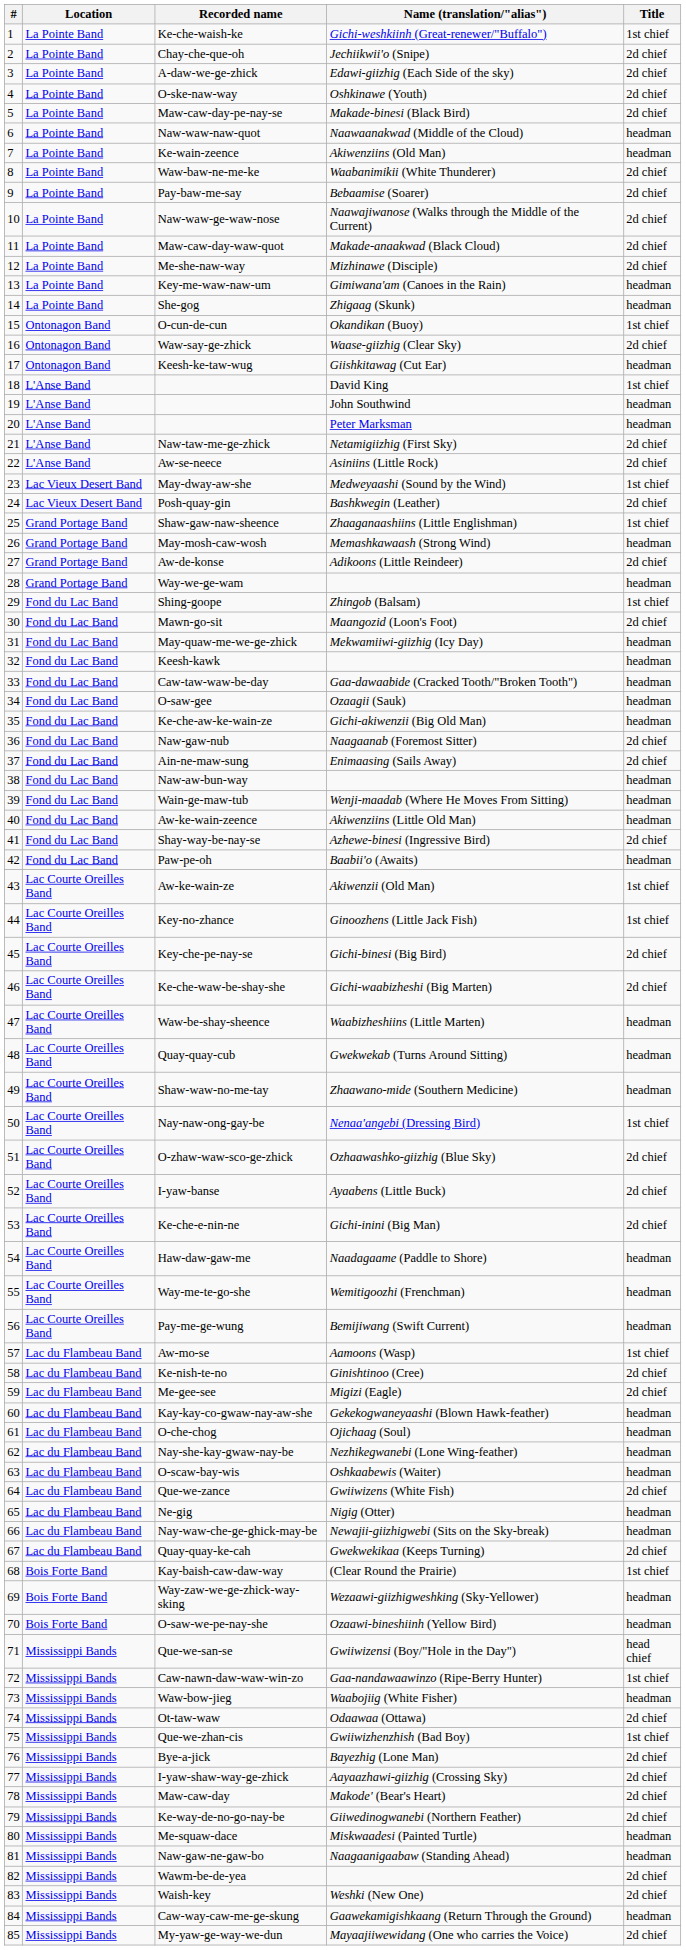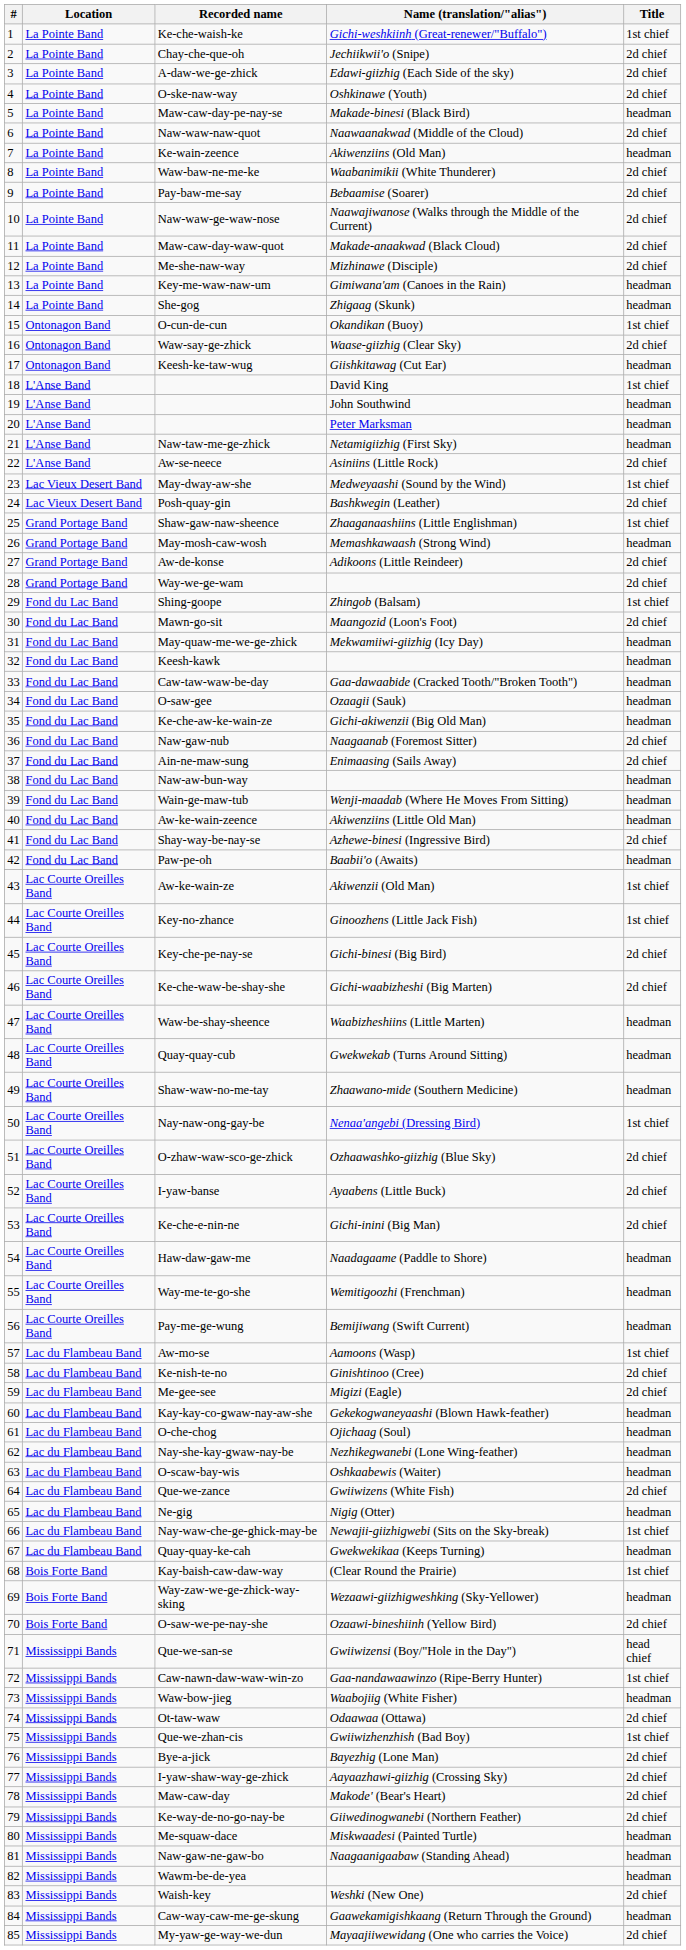(647, 113) 2d chief -> (649, 113) headman
(649, 133) headman -> (647, 133) 2d chief
(647, 444) 2d chief -> (649, 444) headman
(649, 582) headman -> (647, 582) 2d chief
(649, 1531) headman -> (648, 1531) 1st chief
(647, 1551) 2d chief -> (649, 1551) headman
(649, 1624) headman -> (647, 1624) 2d chief
(647, 1876) 2d chief -> (649, 1876) headman
